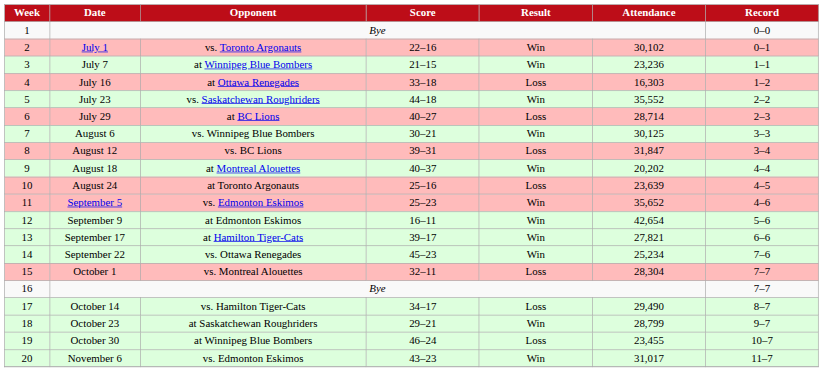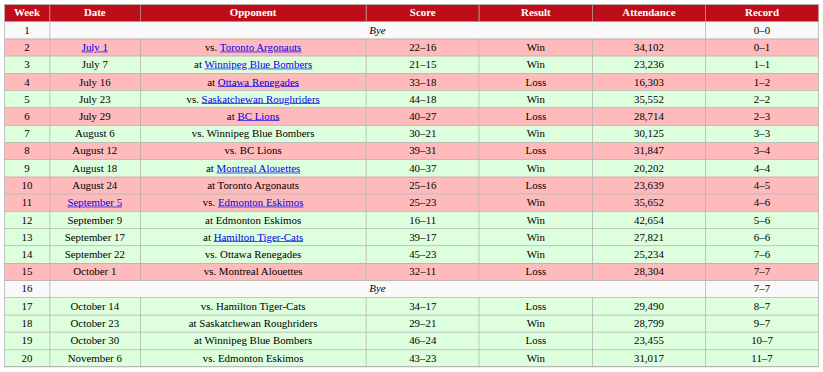(649, 47) 30,102 -> (649, 47) 34,102
